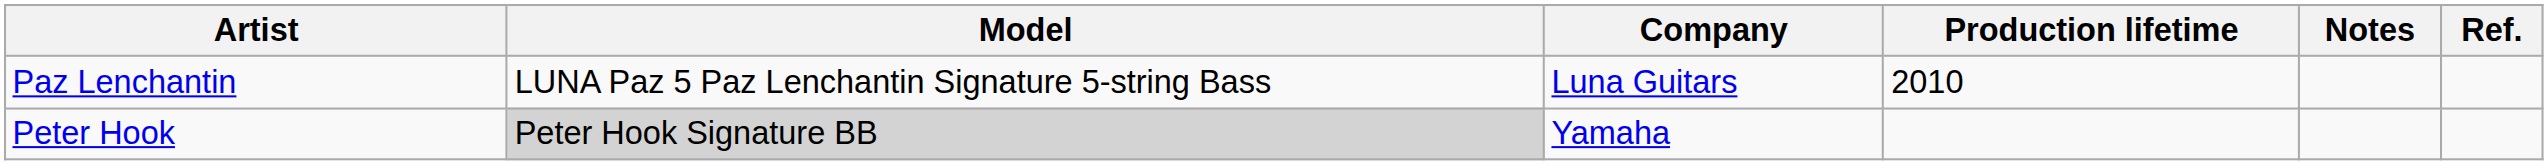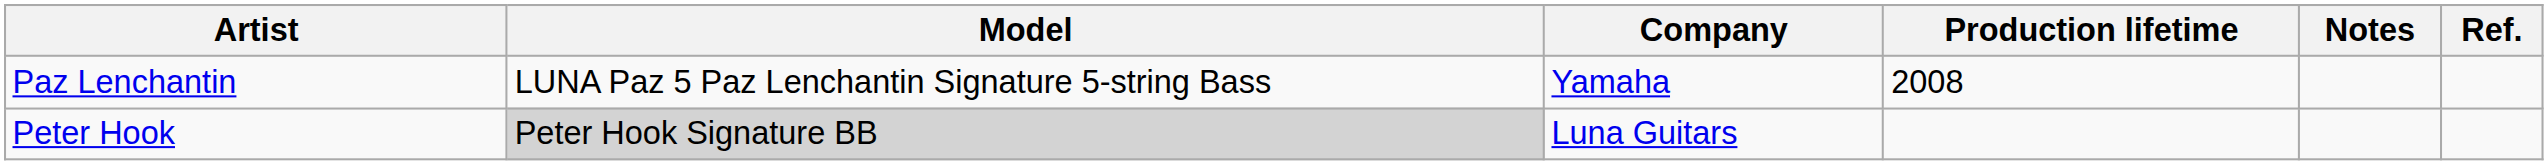(1644, 81) Luna Guitars -> (1611, 81) Yamaha
(1927, 81) 2010 -> (1927, 81) 2008
(1611, 133) Yamaha -> (1644, 133) Luna Guitars
